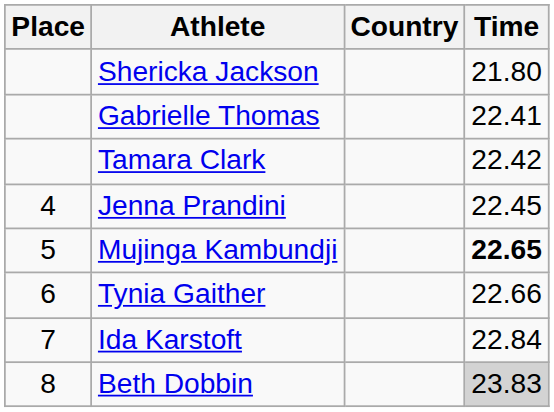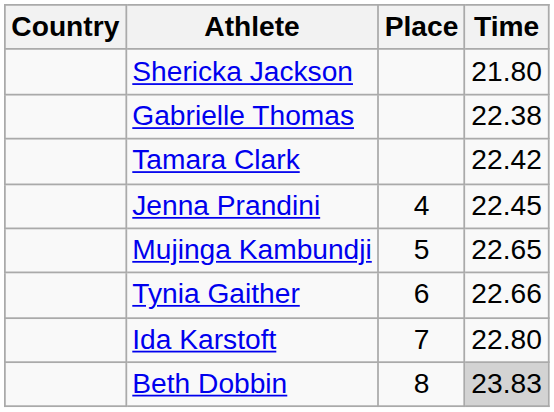columns swapped: (48, 26) <-> (404, 26)
(507, 116) 22.41 -> (507, 116) 22.38
(507, 250) bold -> (507, 250) normal
(507, 339) 22.84 -> (507, 339) 22.80
